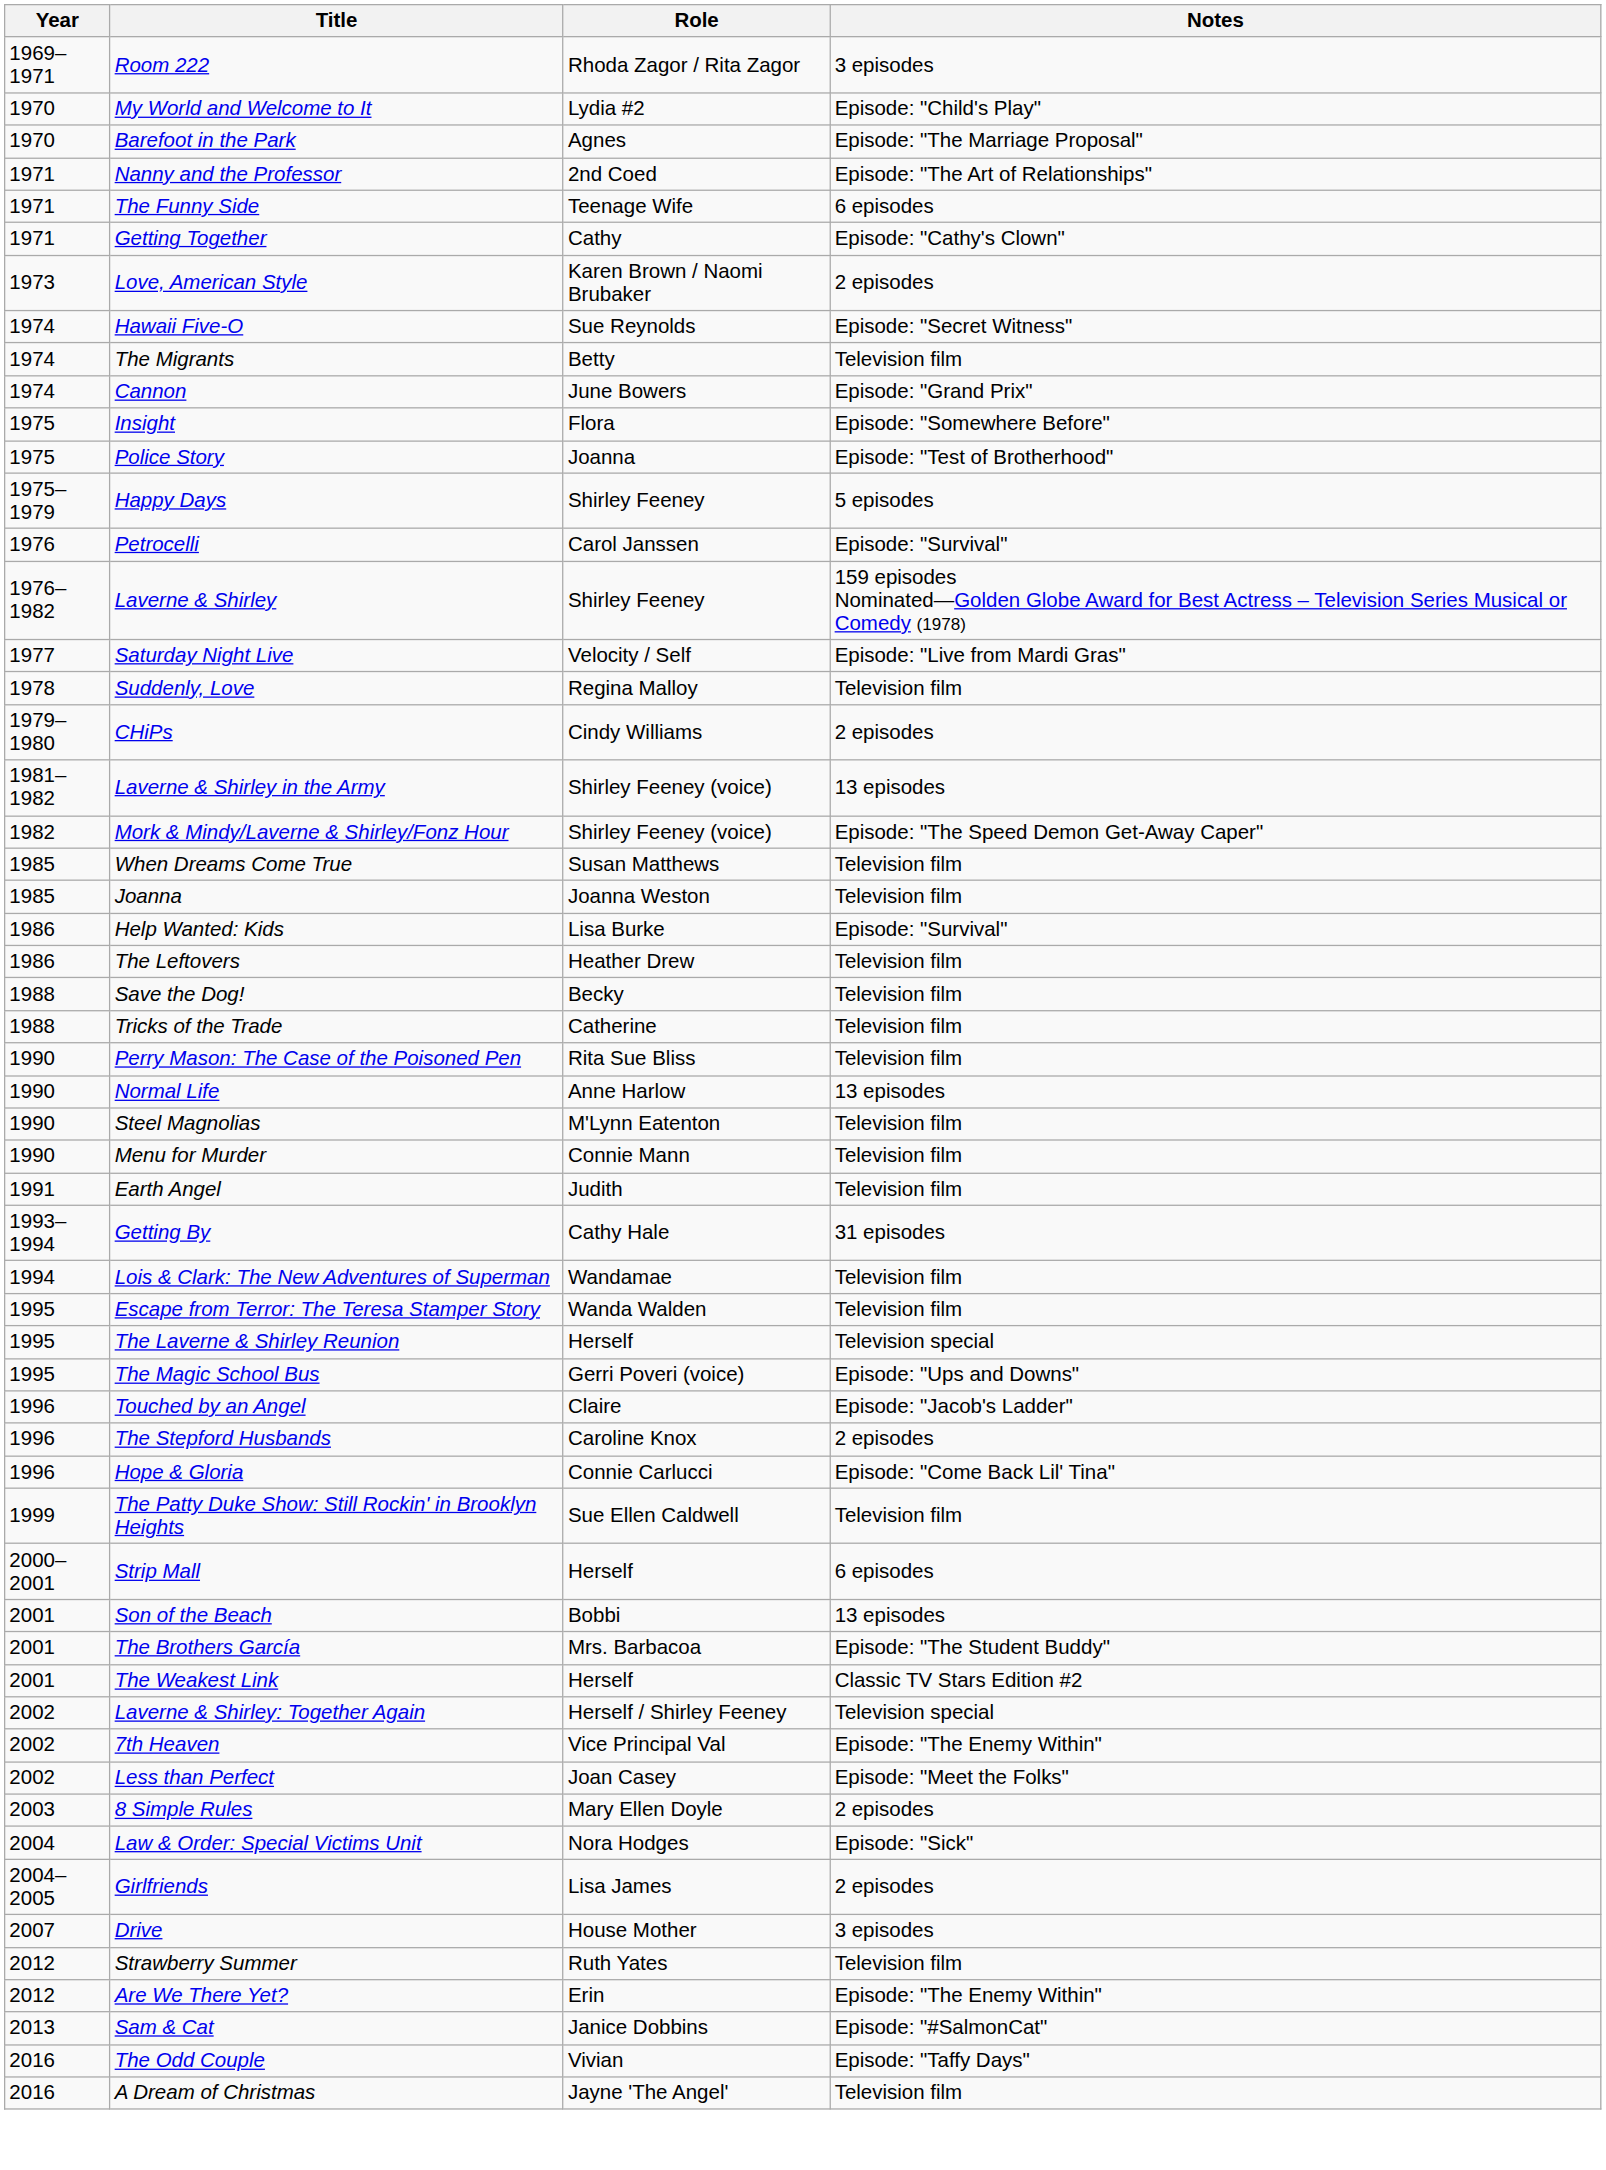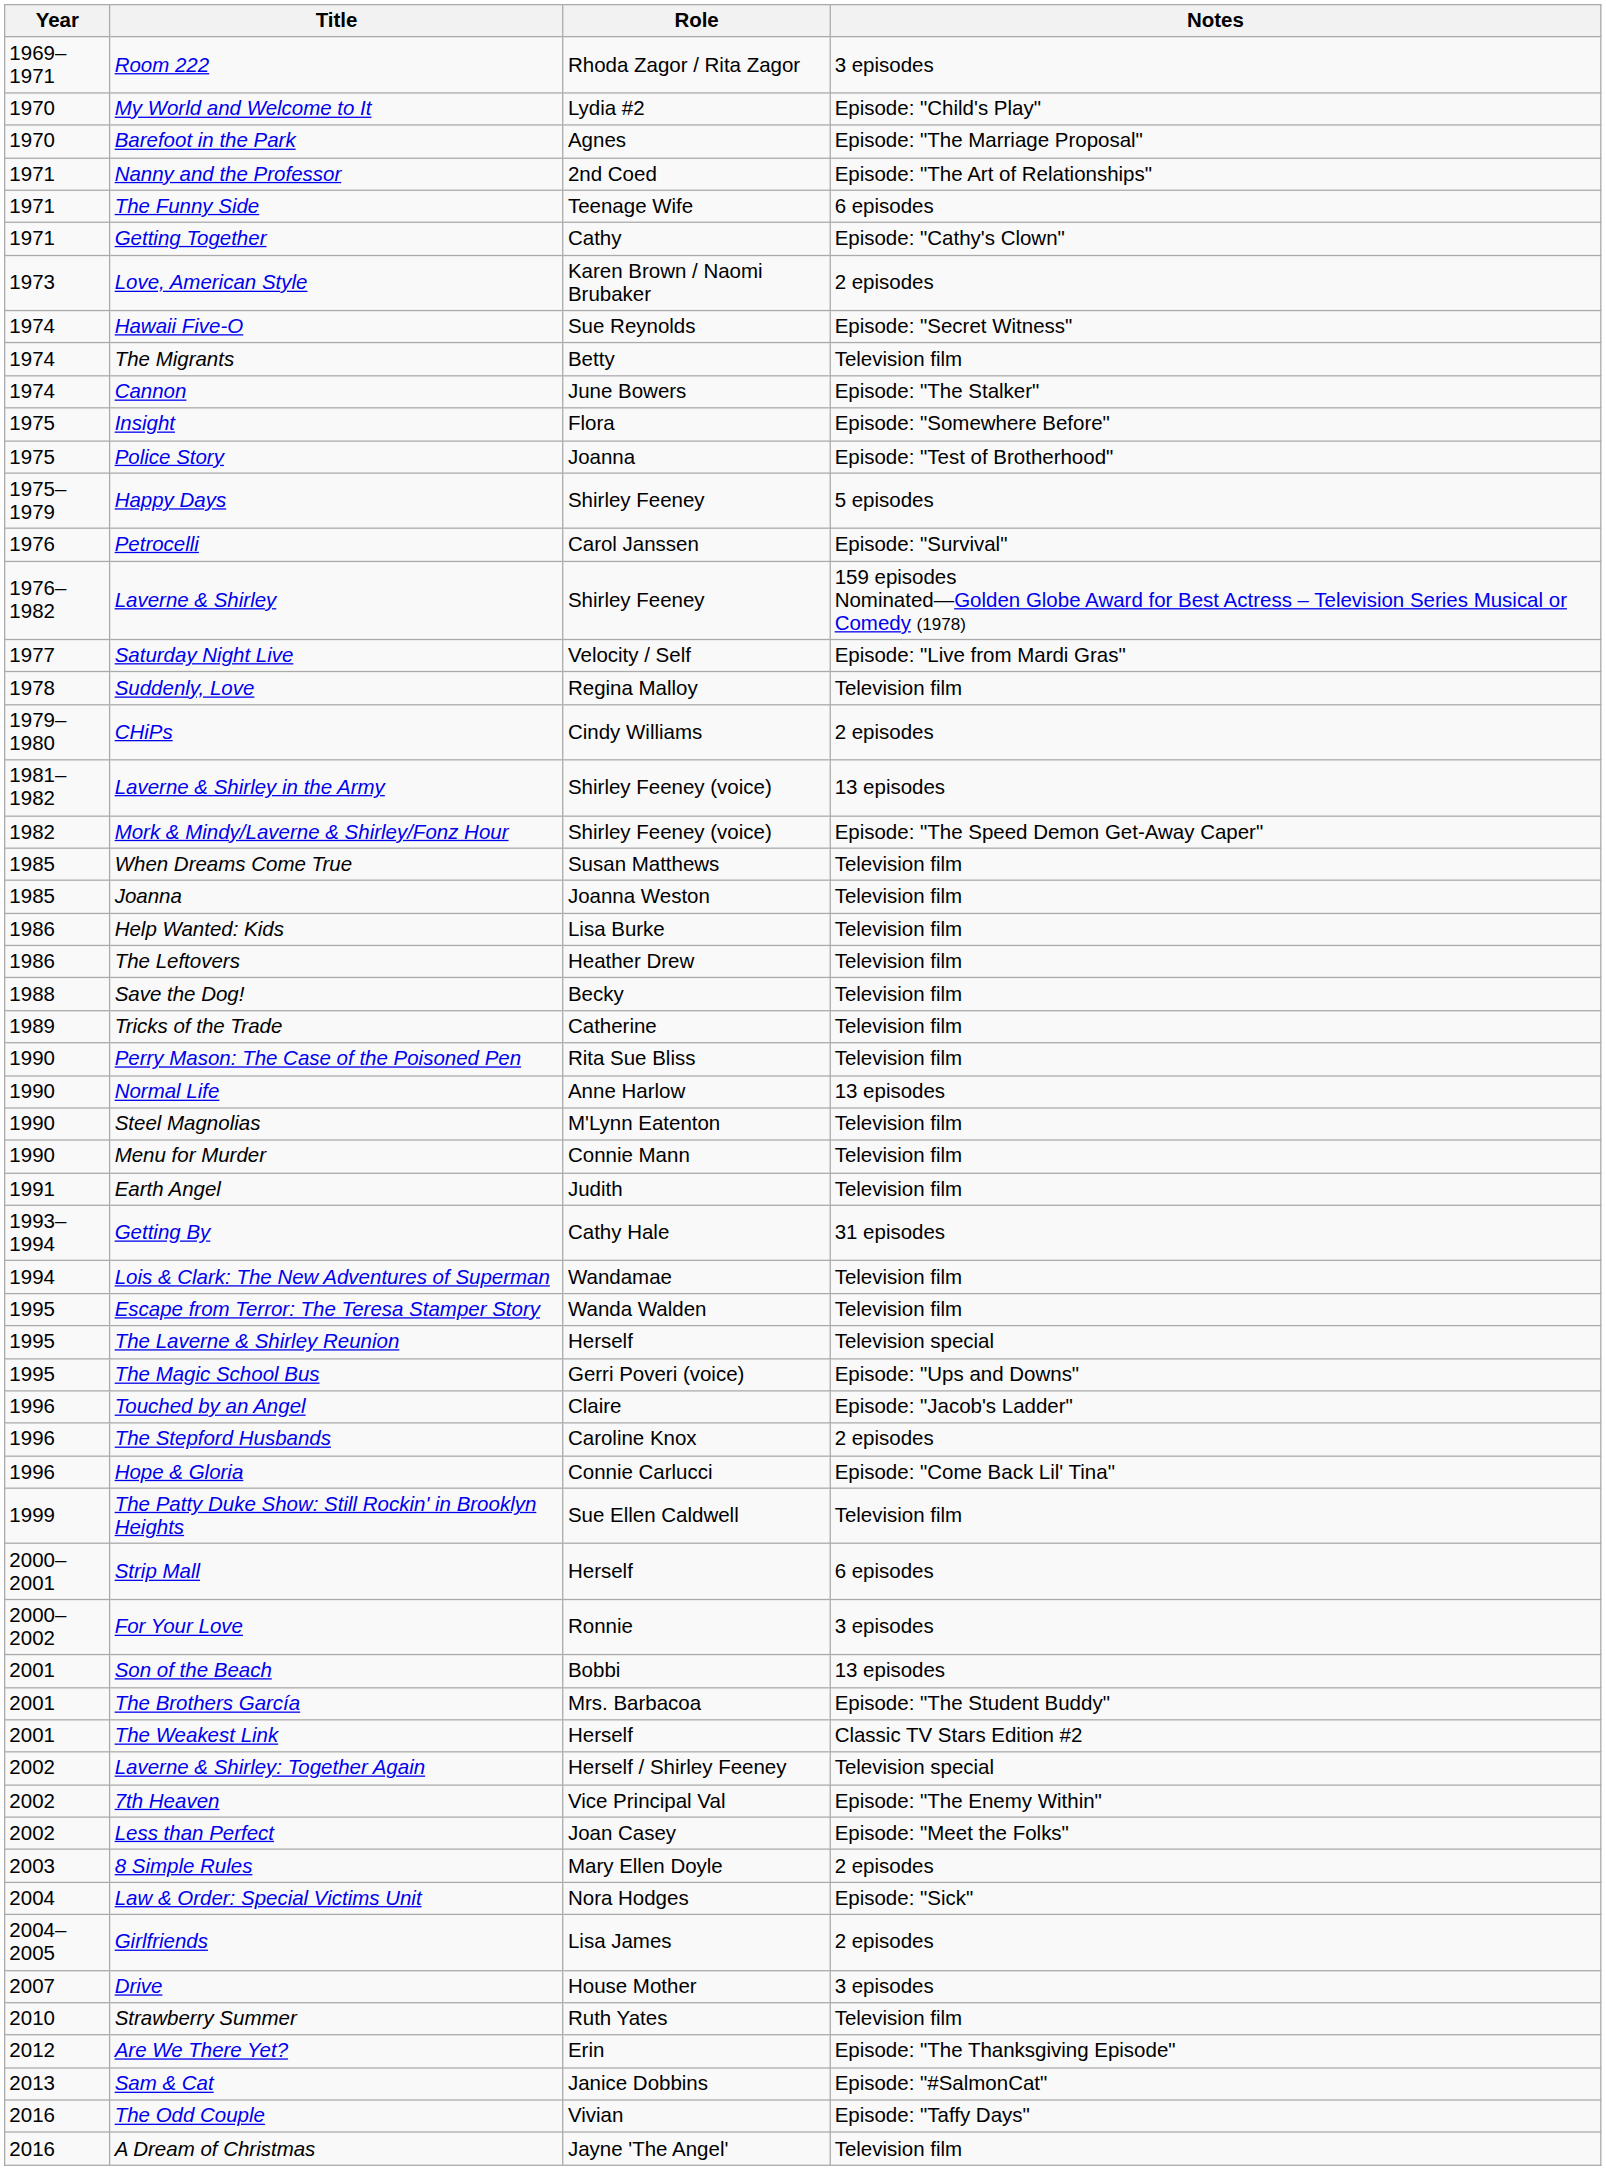(934, 391) Episode: "Grand Prix" -> (937, 391) Episode: "The Stalker"
(921, 929) Episode: "Survival" -> (898, 929) Television film
(32, 1026) 1988 -> (32, 1026) 1989
+ row: (179, 1626)
(32, 1963) 2012 -> (32, 2018) 2010
(968, 1995) Episode: "The Enemy Within" -> (1005, 2051) Episode: "The Thanksgiving Episode"
